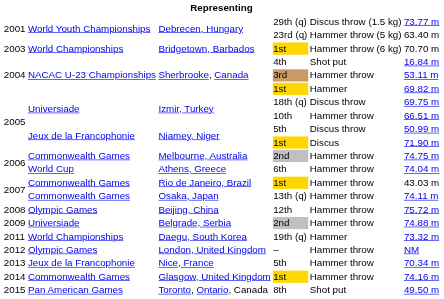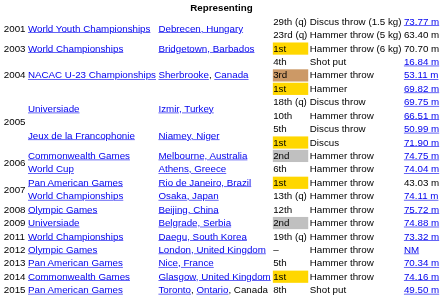(79, 182) Commonwealth Games -> (75, 182) Pan American Games
(79, 196) Commonwealth Games -> (76, 196) World Championships
(329, 236) Hammer -> (342, 236) Hammer throw
(81, 263) Jeux de la Francophonie -> (75, 263) Pan American Games
